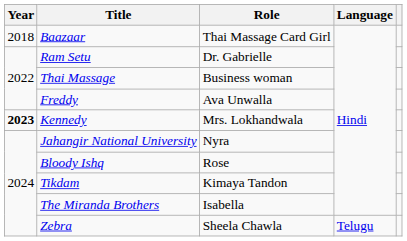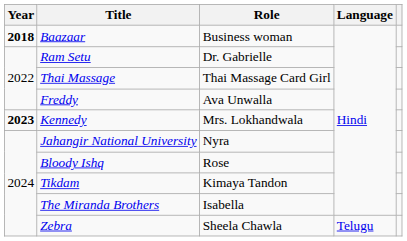(21, 36) normal -> (21, 36) bold
(267, 36) Thai Massage Card Girl -> (248, 36) Business woman
(248, 78) Business woman -> (267, 78) Thai Massage Card Girl
